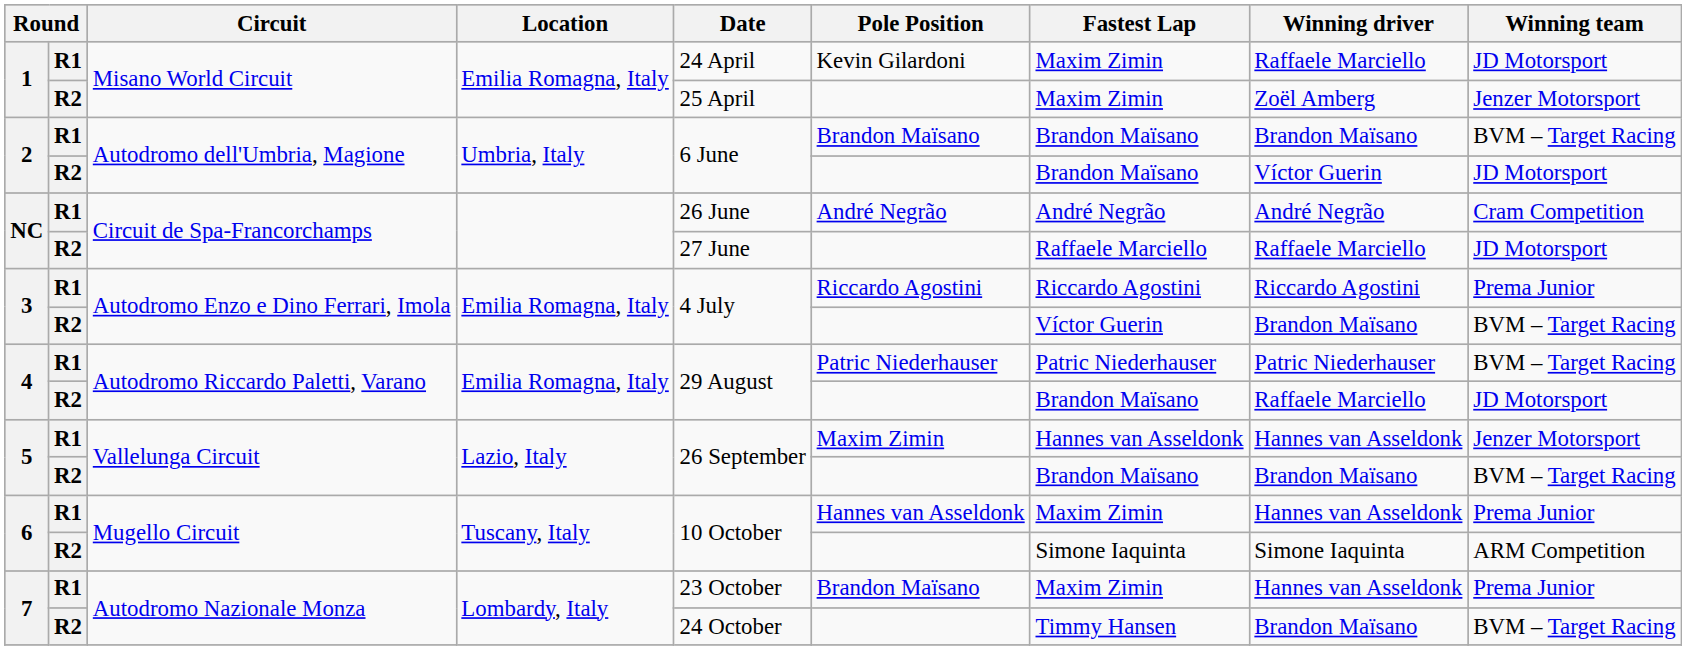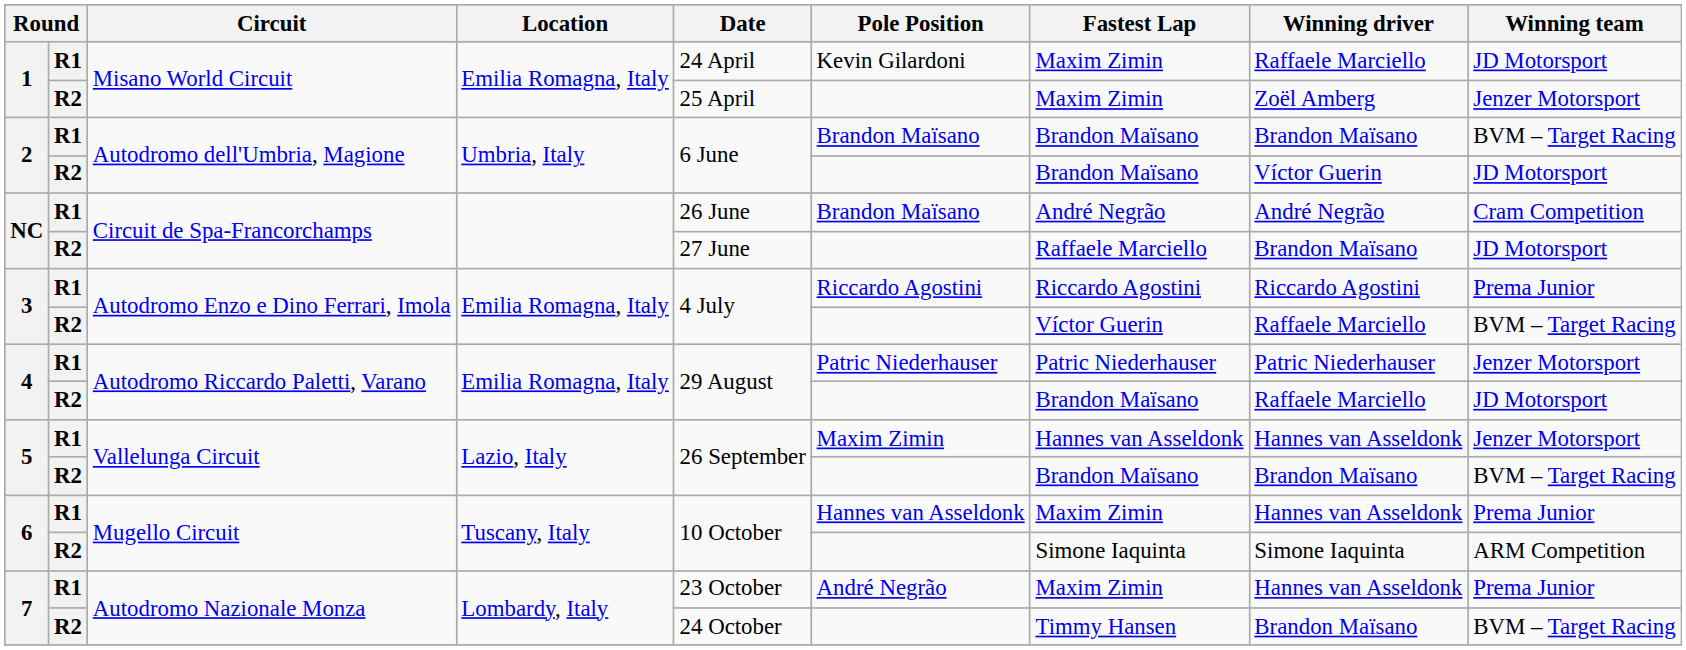(882, 211) André Negrão -> (898, 211) Brandon Maïsano
(1340, 249) Raffaele Marciello -> (1336, 249) Brandon Maïsano
(1336, 324) Brandon Maïsano -> (1340, 324) Raffaele Marciello
(1574, 362) BVM – Target Racing -> (1557, 362) Jenzer Motorsport
(898, 588) Brandon Maïsano -> (882, 588) André Negrão
